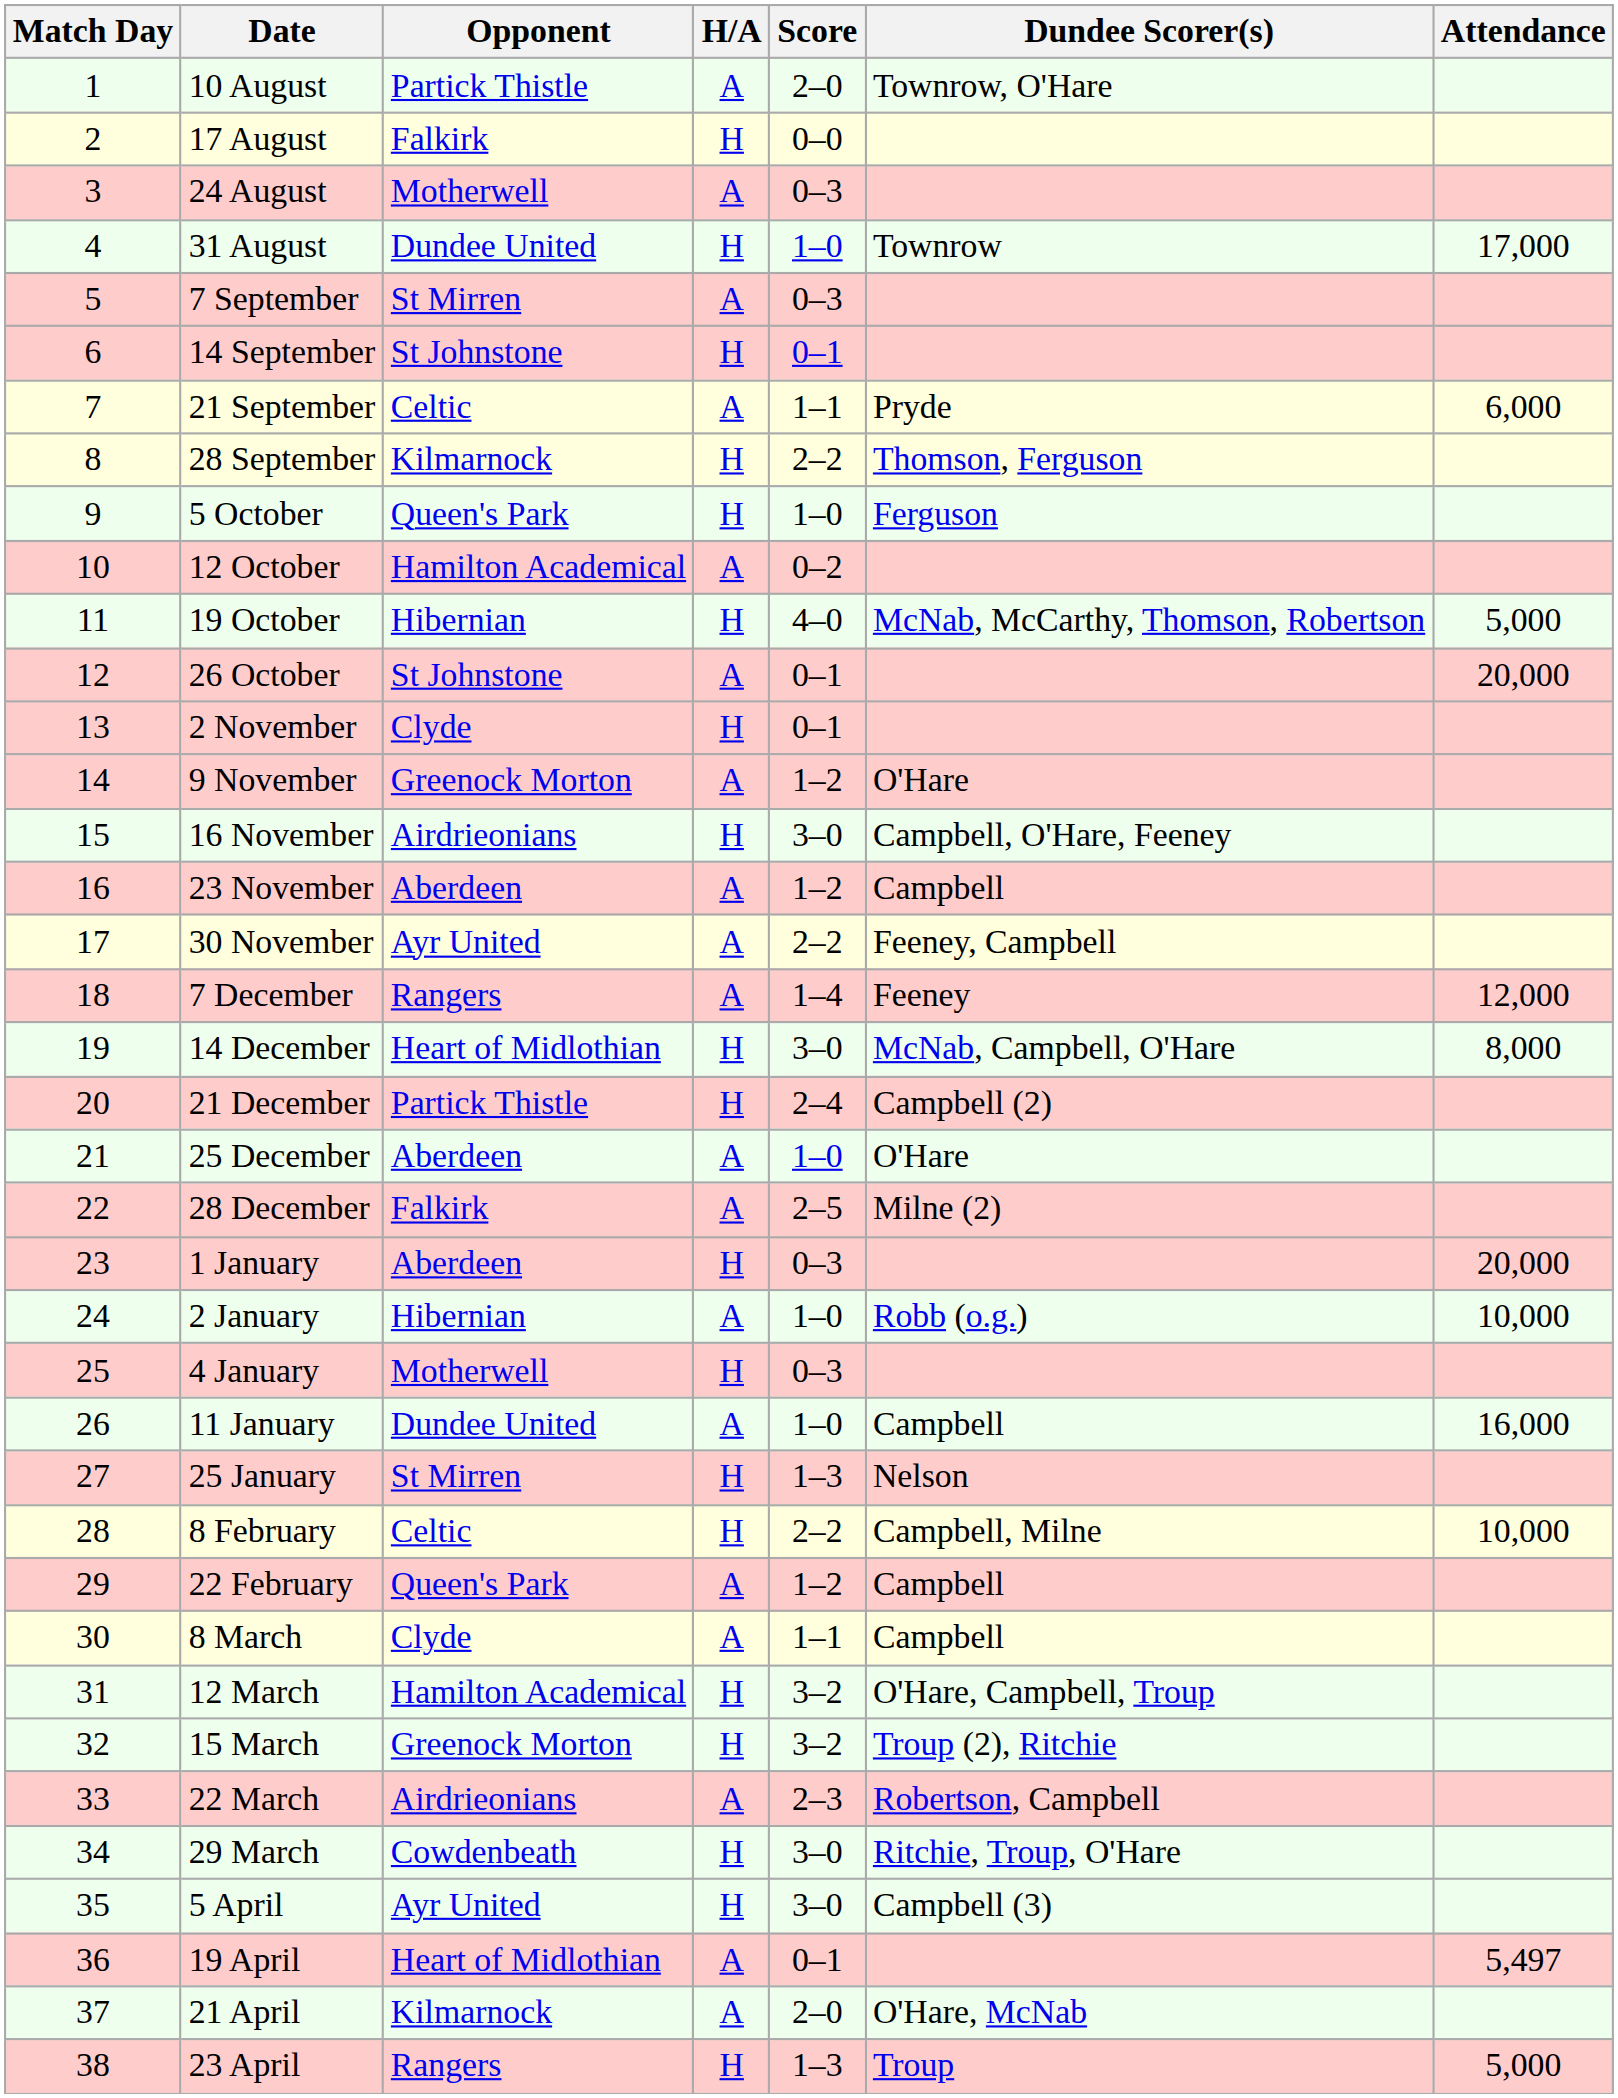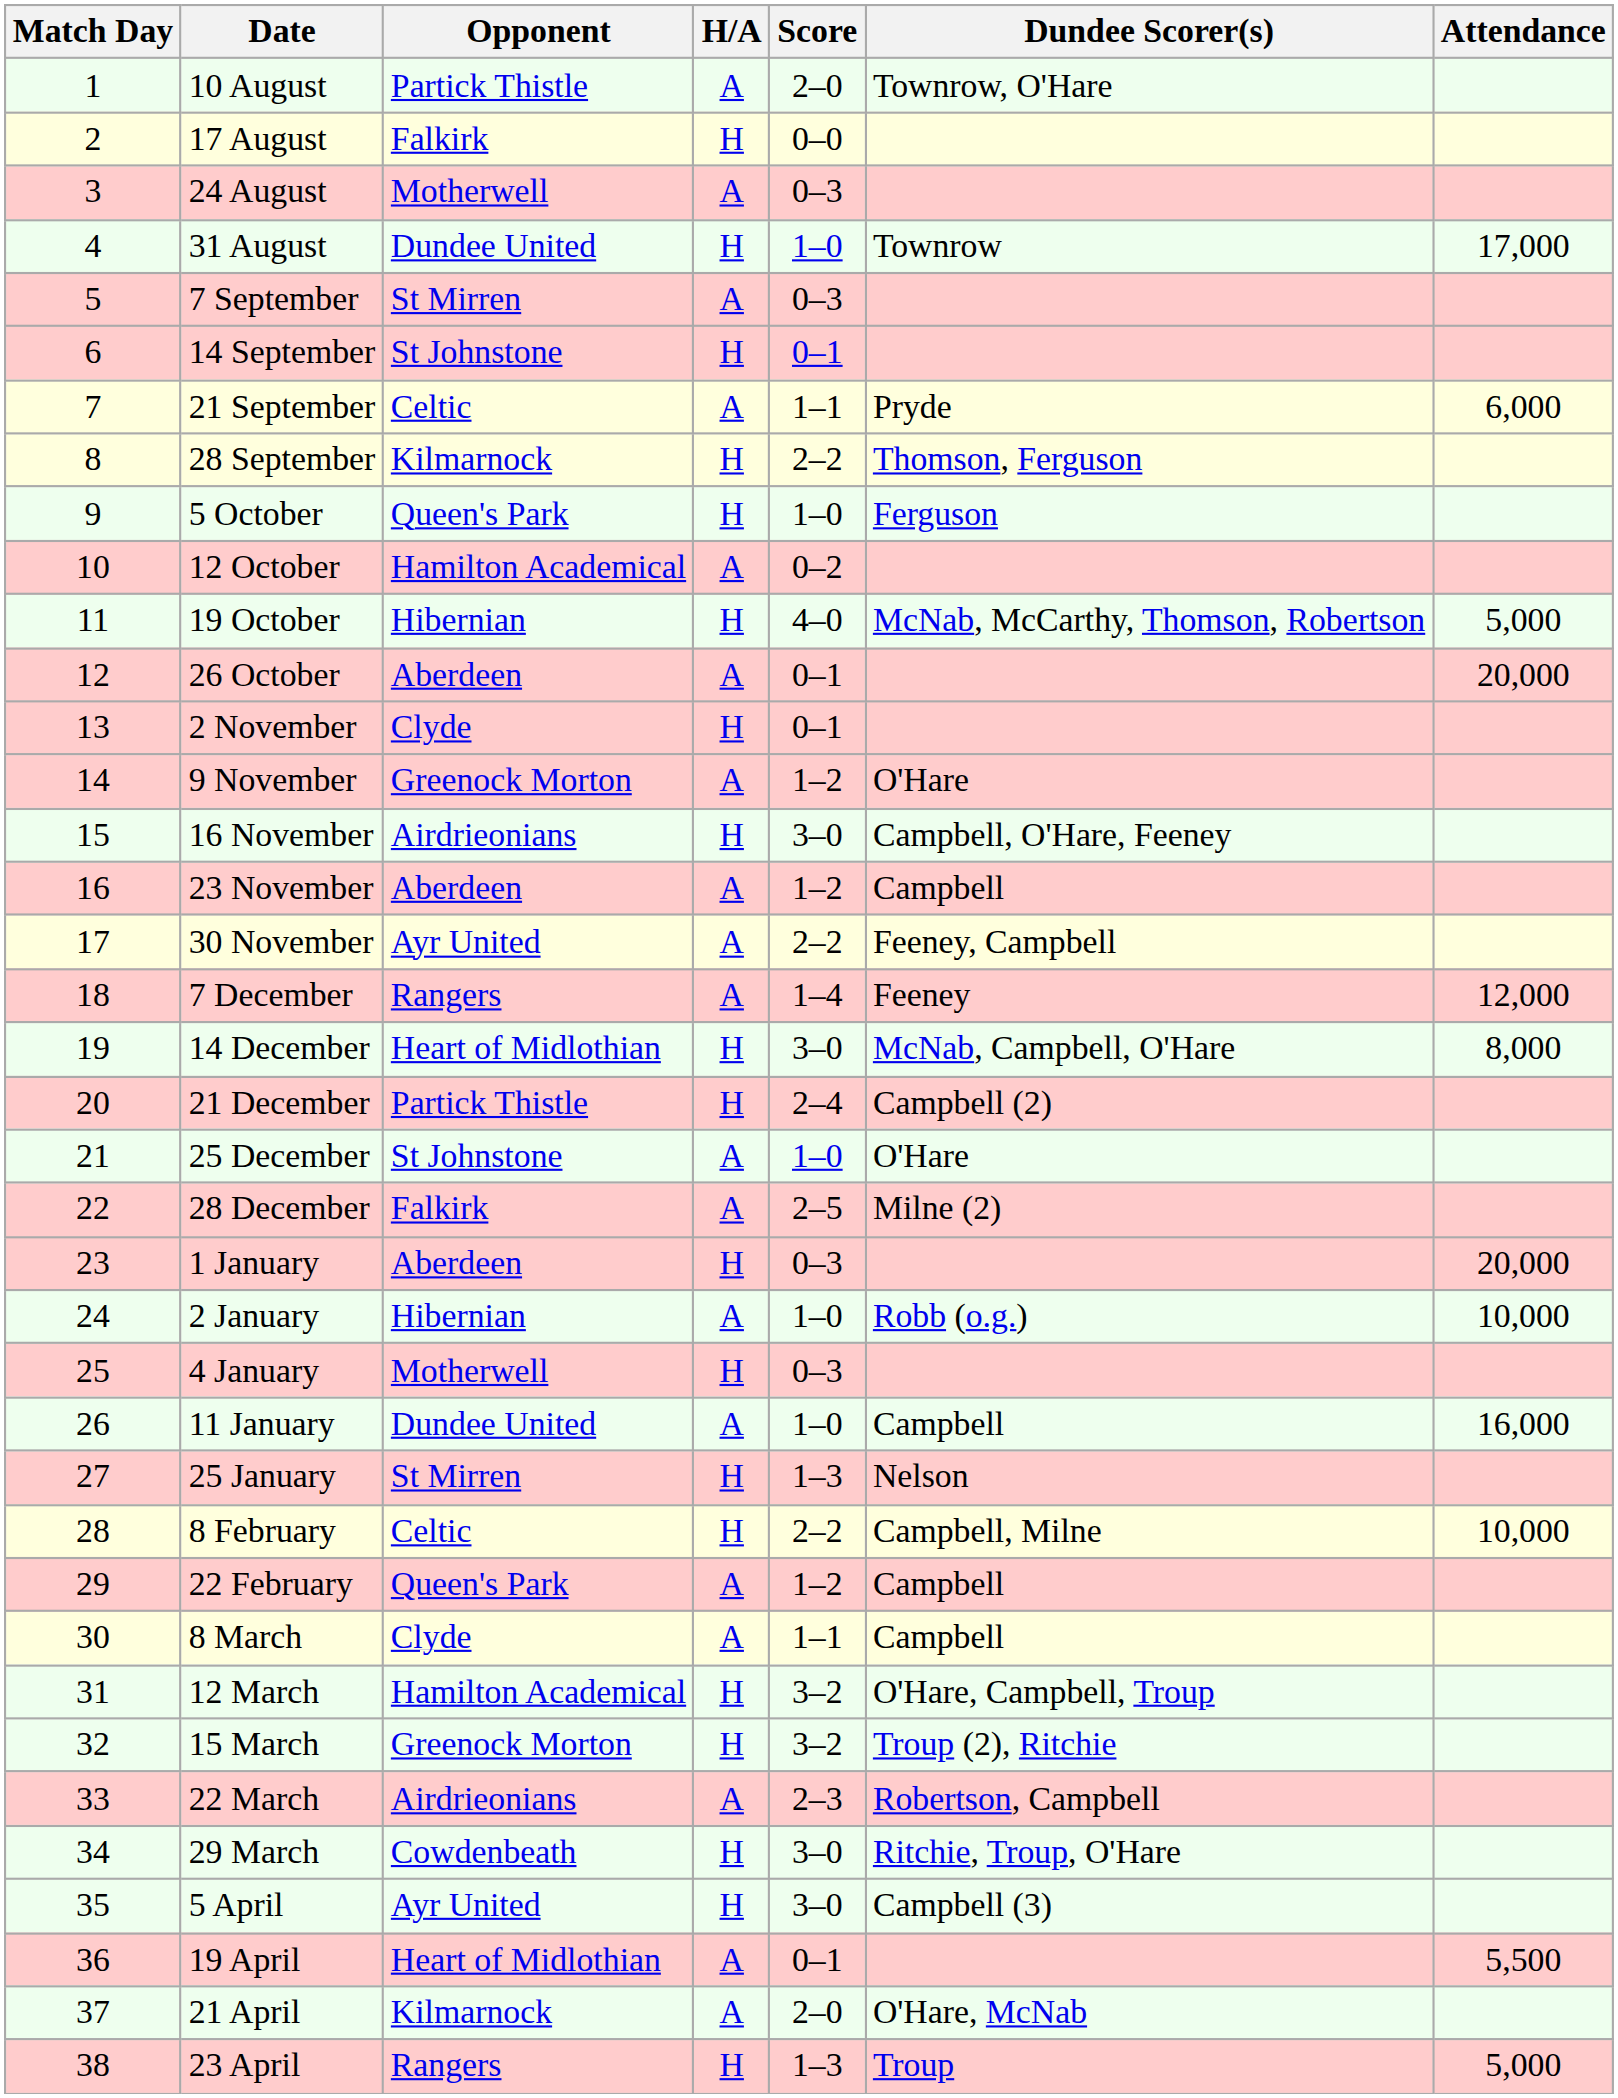(477, 673) St Johnstone -> (456, 673) Aberdeen
(456, 1155) Aberdeen -> (477, 1155) St Johnstone
(1523, 1958) 5,497 -> (1523, 1958) 5,500
